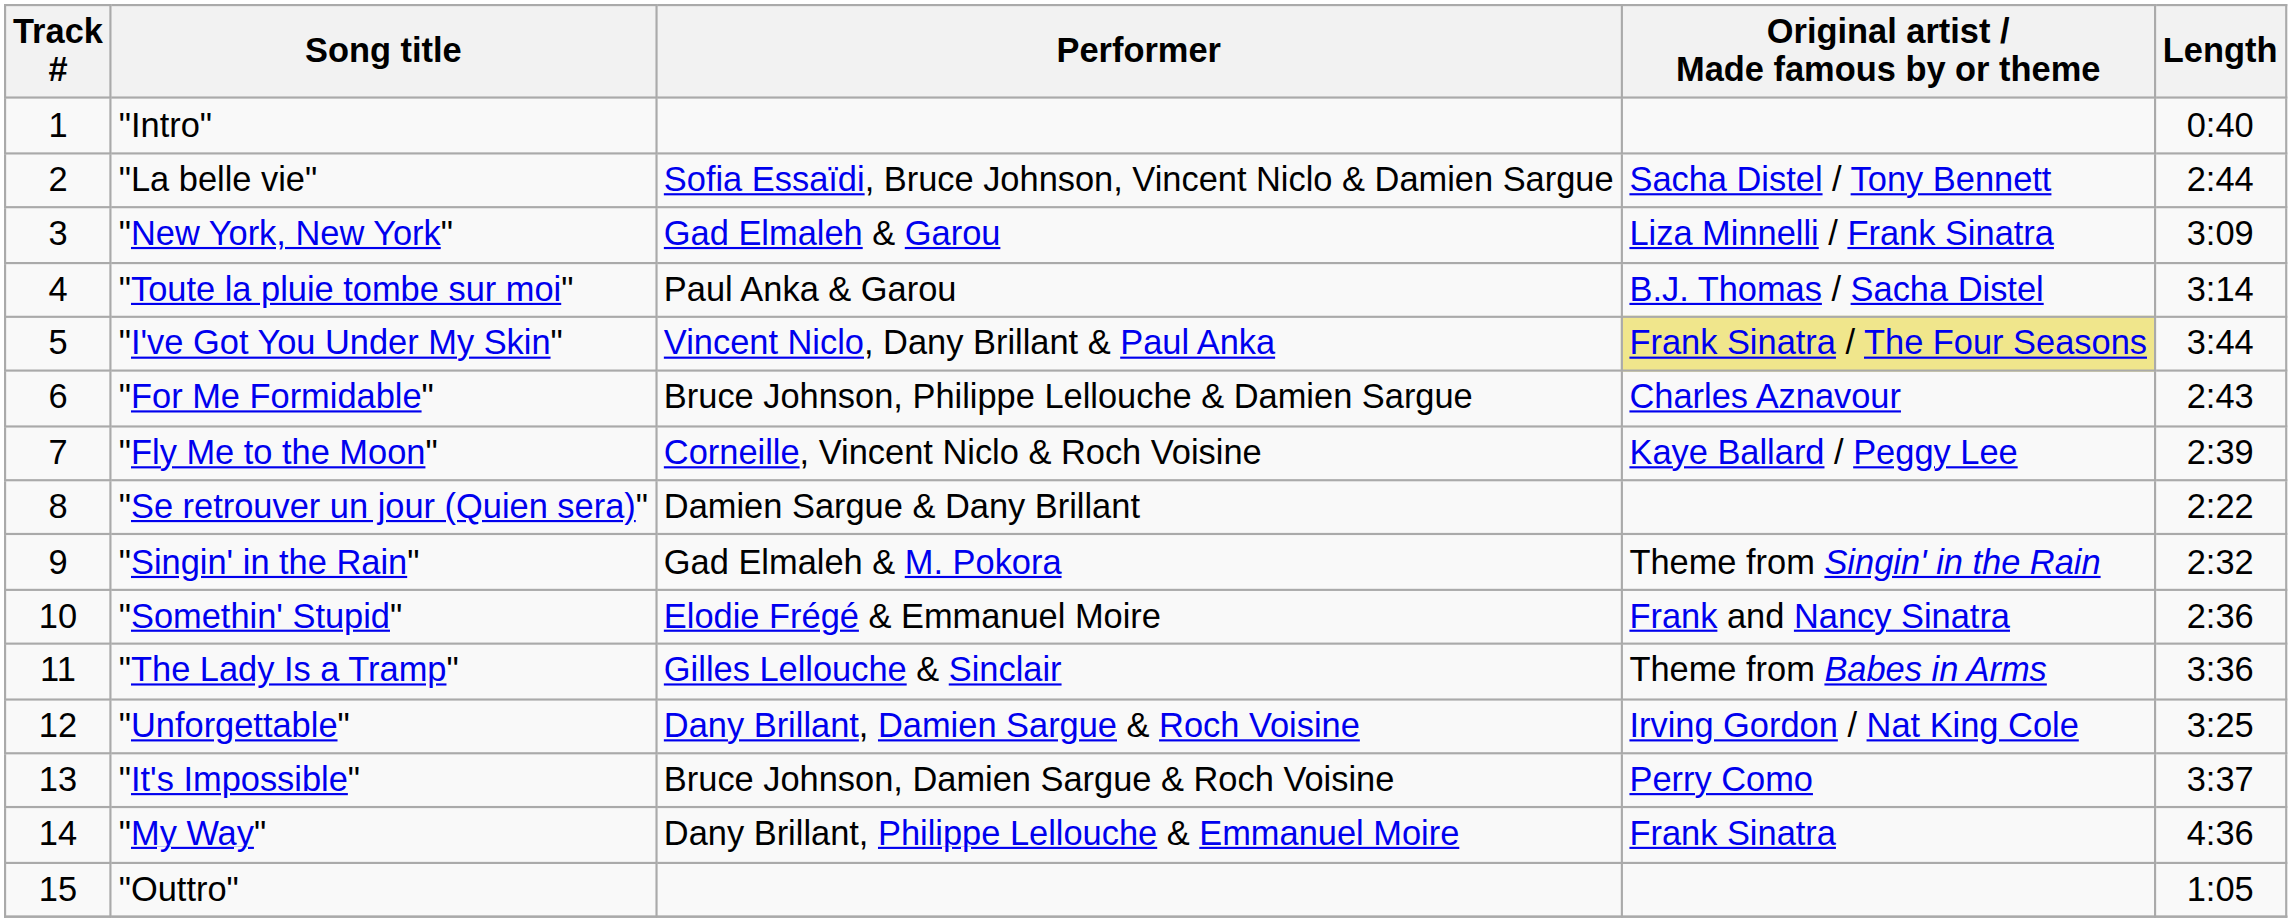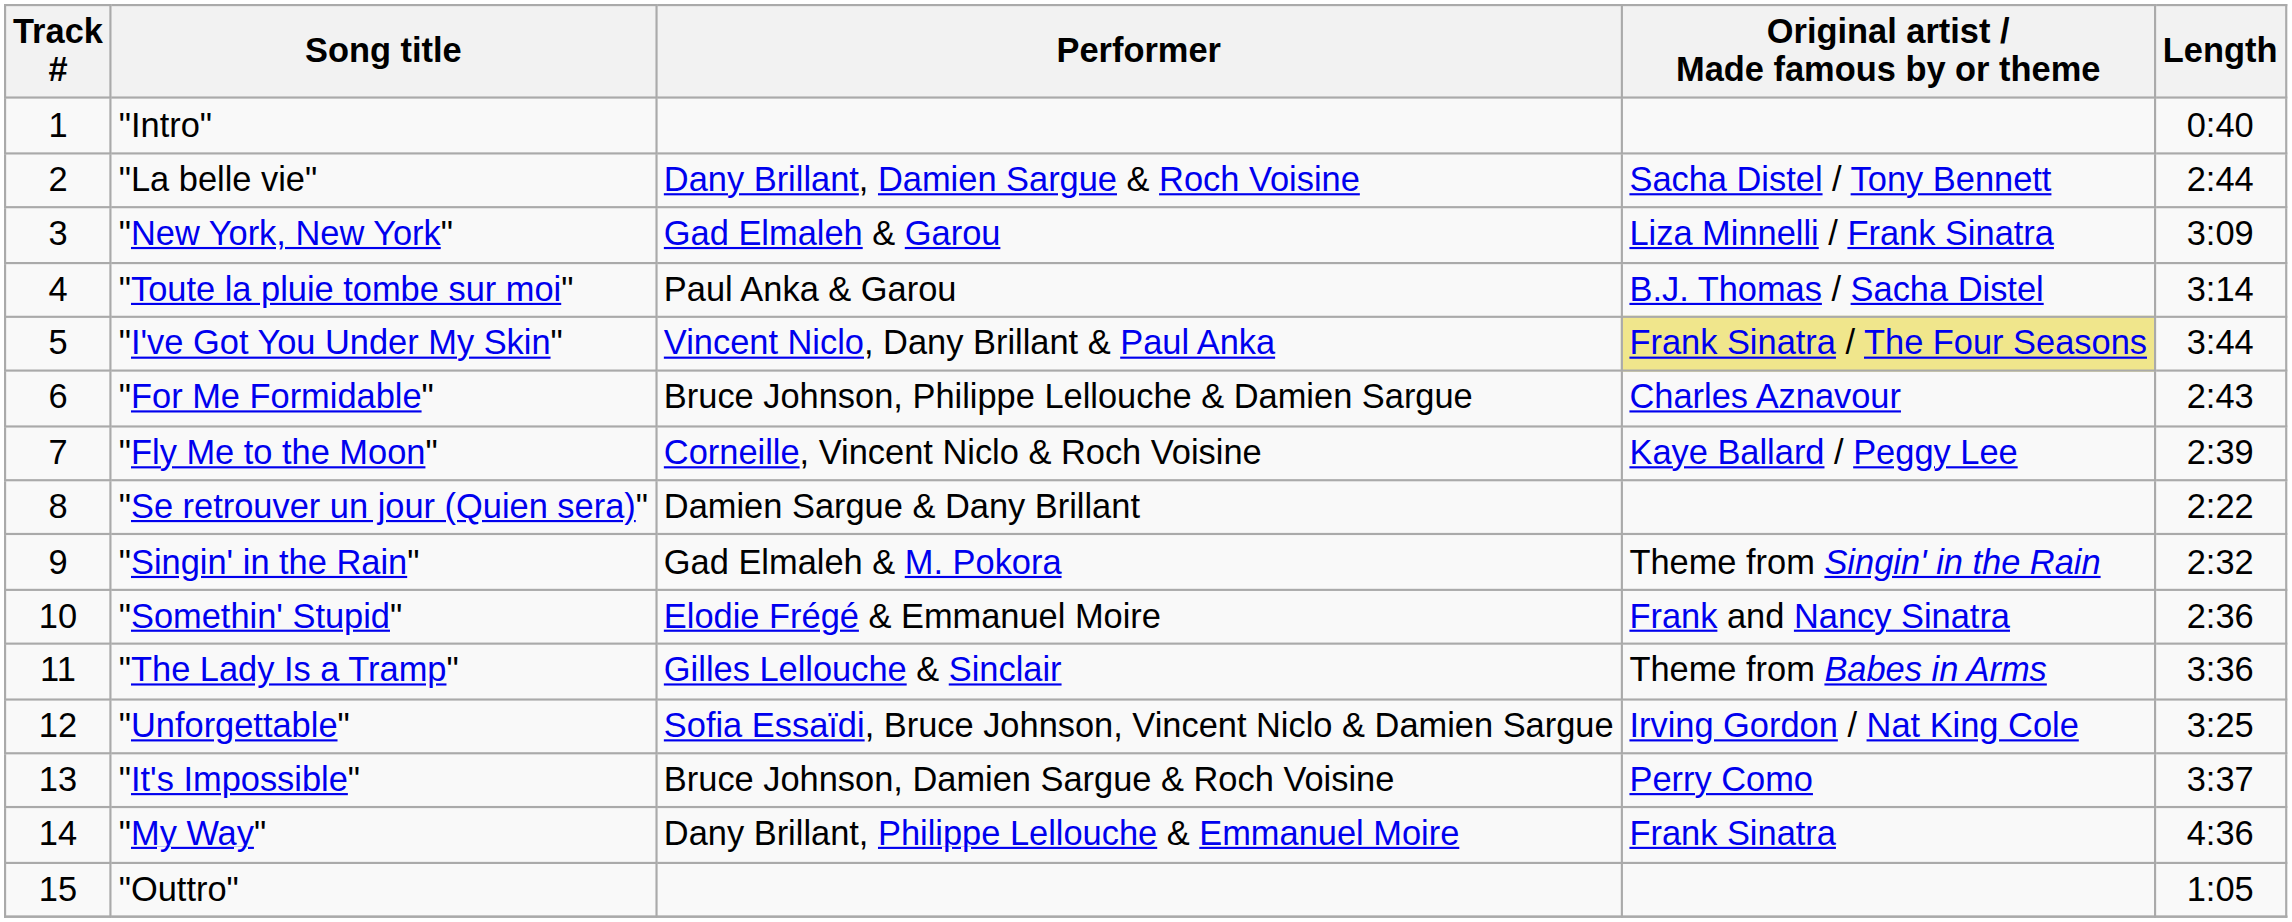(1139, 179) Sofia Essaïdi, Bruce Johnson, Vincent Niclo & Damien Sargue -> (1012, 179) Dany Brillant, Damien Sargue & Roch Voisine
(1012, 725) Dany Brillant, Damien Sargue & Roch Voisine -> (1139, 725) Sofia Essaïdi, Bruce Johnson, Vincent Niclo & Damien Sargue
